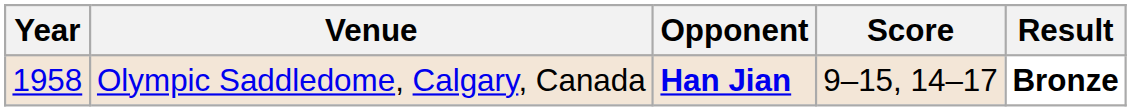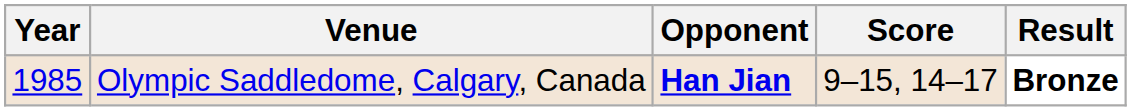(47, 80) 1958 -> (47, 80) 1985
